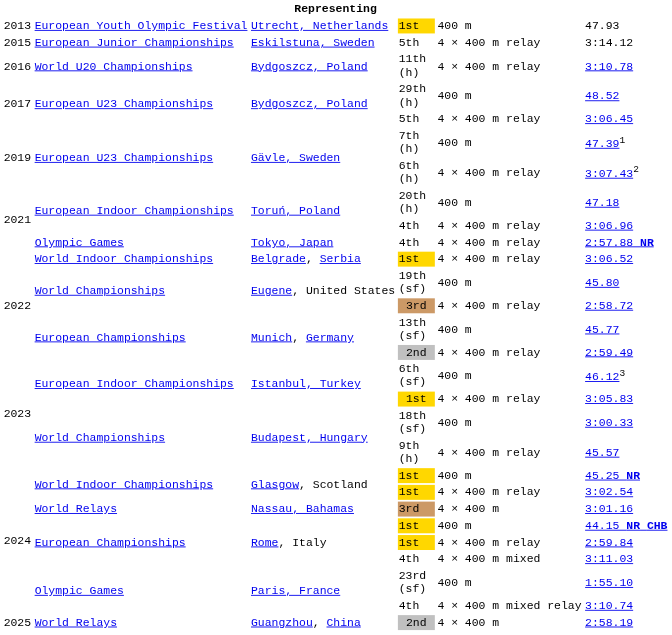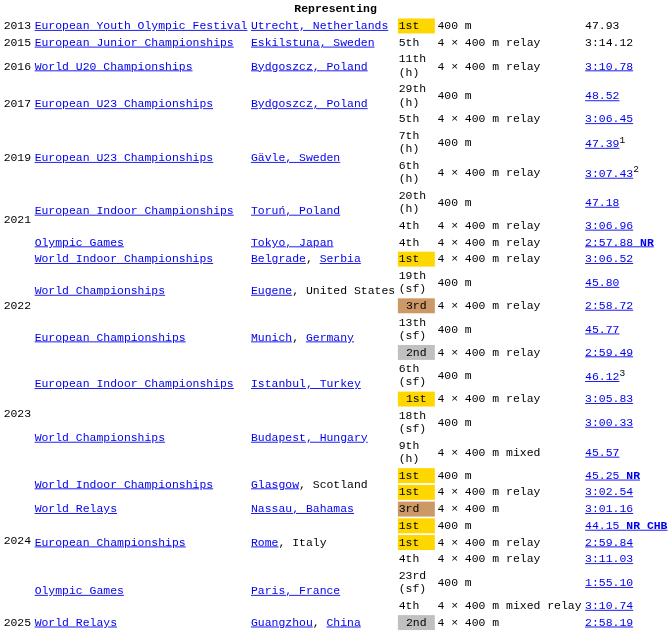(489, 452) 4 × 400 m relay -> (489, 452) 4 × 400 m mixed
(489, 559) 4 × 400 m mixed -> (489, 559) 4 × 400 m relay
